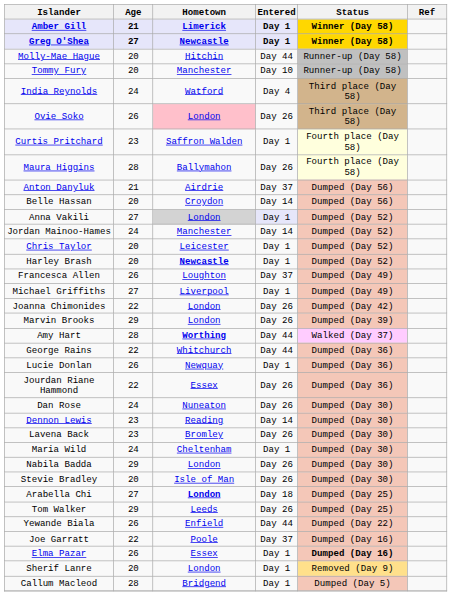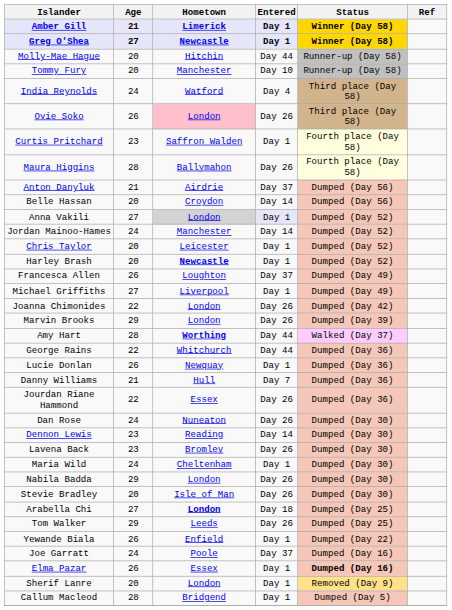+ row: (59, 380)
(277, 524) Day 44 -> (277, 539) Day 1
(133, 539) 22 -> (133, 554) 24
